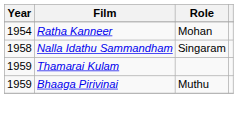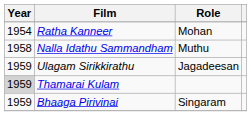(202, 48) Singaram -> (193, 48) Muthu
+ row: (86, 66)
(19, 66) no background -> (19, 84) lightgrey background
(193, 84) Muthu -> (202, 102) Singaram
